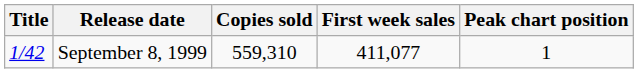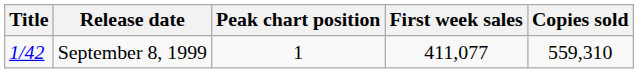columns swapped: (546, 20) <-> (264, 20)
